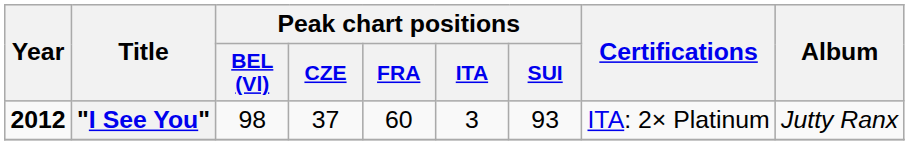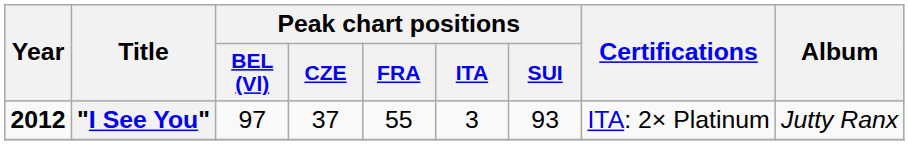(252, 119) 98 -> (252, 119) 97
(399, 119) 60 -> (399, 119) 55
